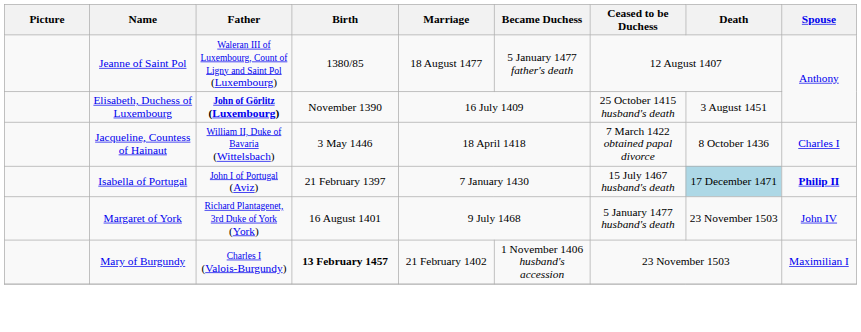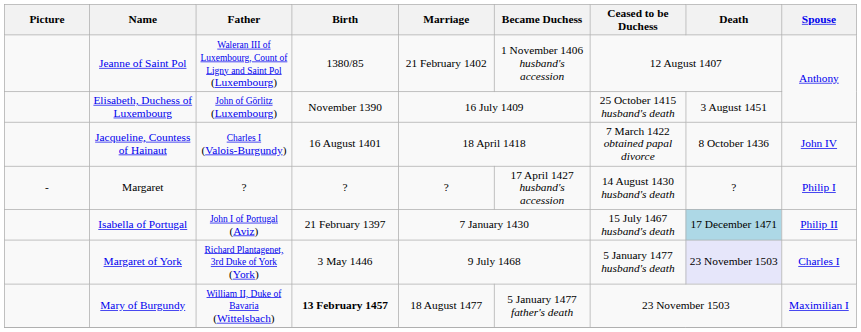(446, 63) 18 August 1477 -> (446, 63) 21 February 1402
(542, 63) 5 January 1477 father's death -> (542, 63) 1 November 1406 husband's accession
(244, 107) bold -> (244, 107) normal
(244, 144) William II, Duke of Bavaria (Wittelsbach) -> (244, 144) Charles I (Valois-Burgundy)
(345, 144) 3 May 1446 -> (345, 144) 16 August 1401
(819, 144) Charles I -> (819, 144) John IV
+ row: (143, 187)
(819, 181) bold -> (819, 224) normal
(345, 218) 16 August 1401 -> (345, 262) 3 May 1446
(734, 218) no background -> (734, 262) lavender background
(819, 218) John IV -> (819, 262) Charles I
(244, 262) Charles I (Valois-Burgundy) -> (244, 306) William II, Duke of Bavaria (Wittelsbach)
(446, 262) 21 February 1402 -> (446, 305) 18 August 1477
(542, 262) 1 November 1406 husband's accession -> (542, 305) 5 January 1477 father's death
